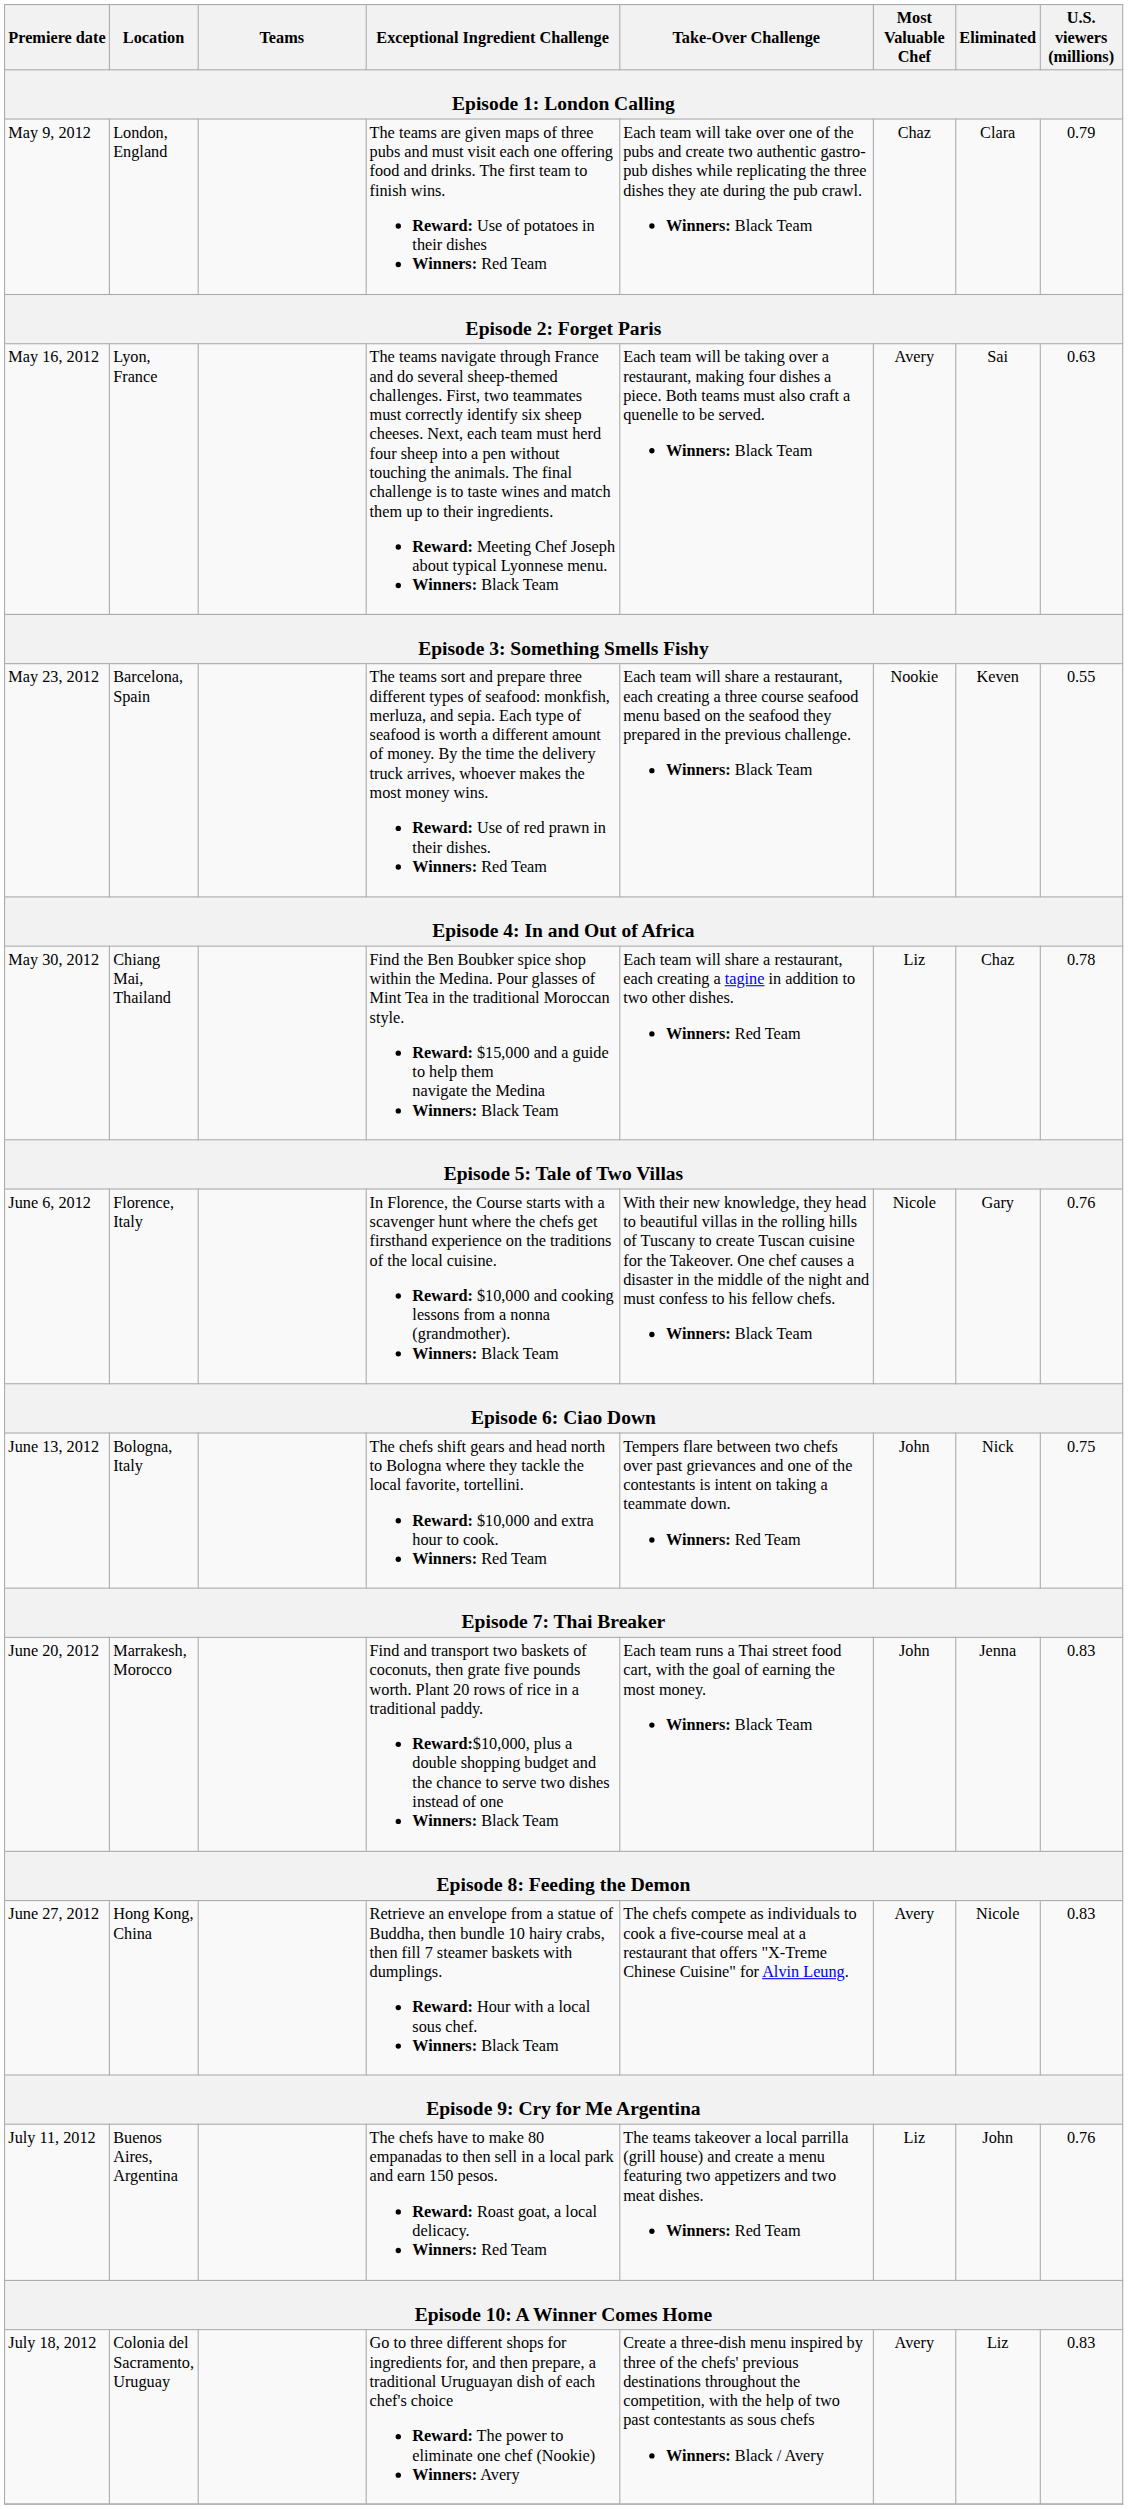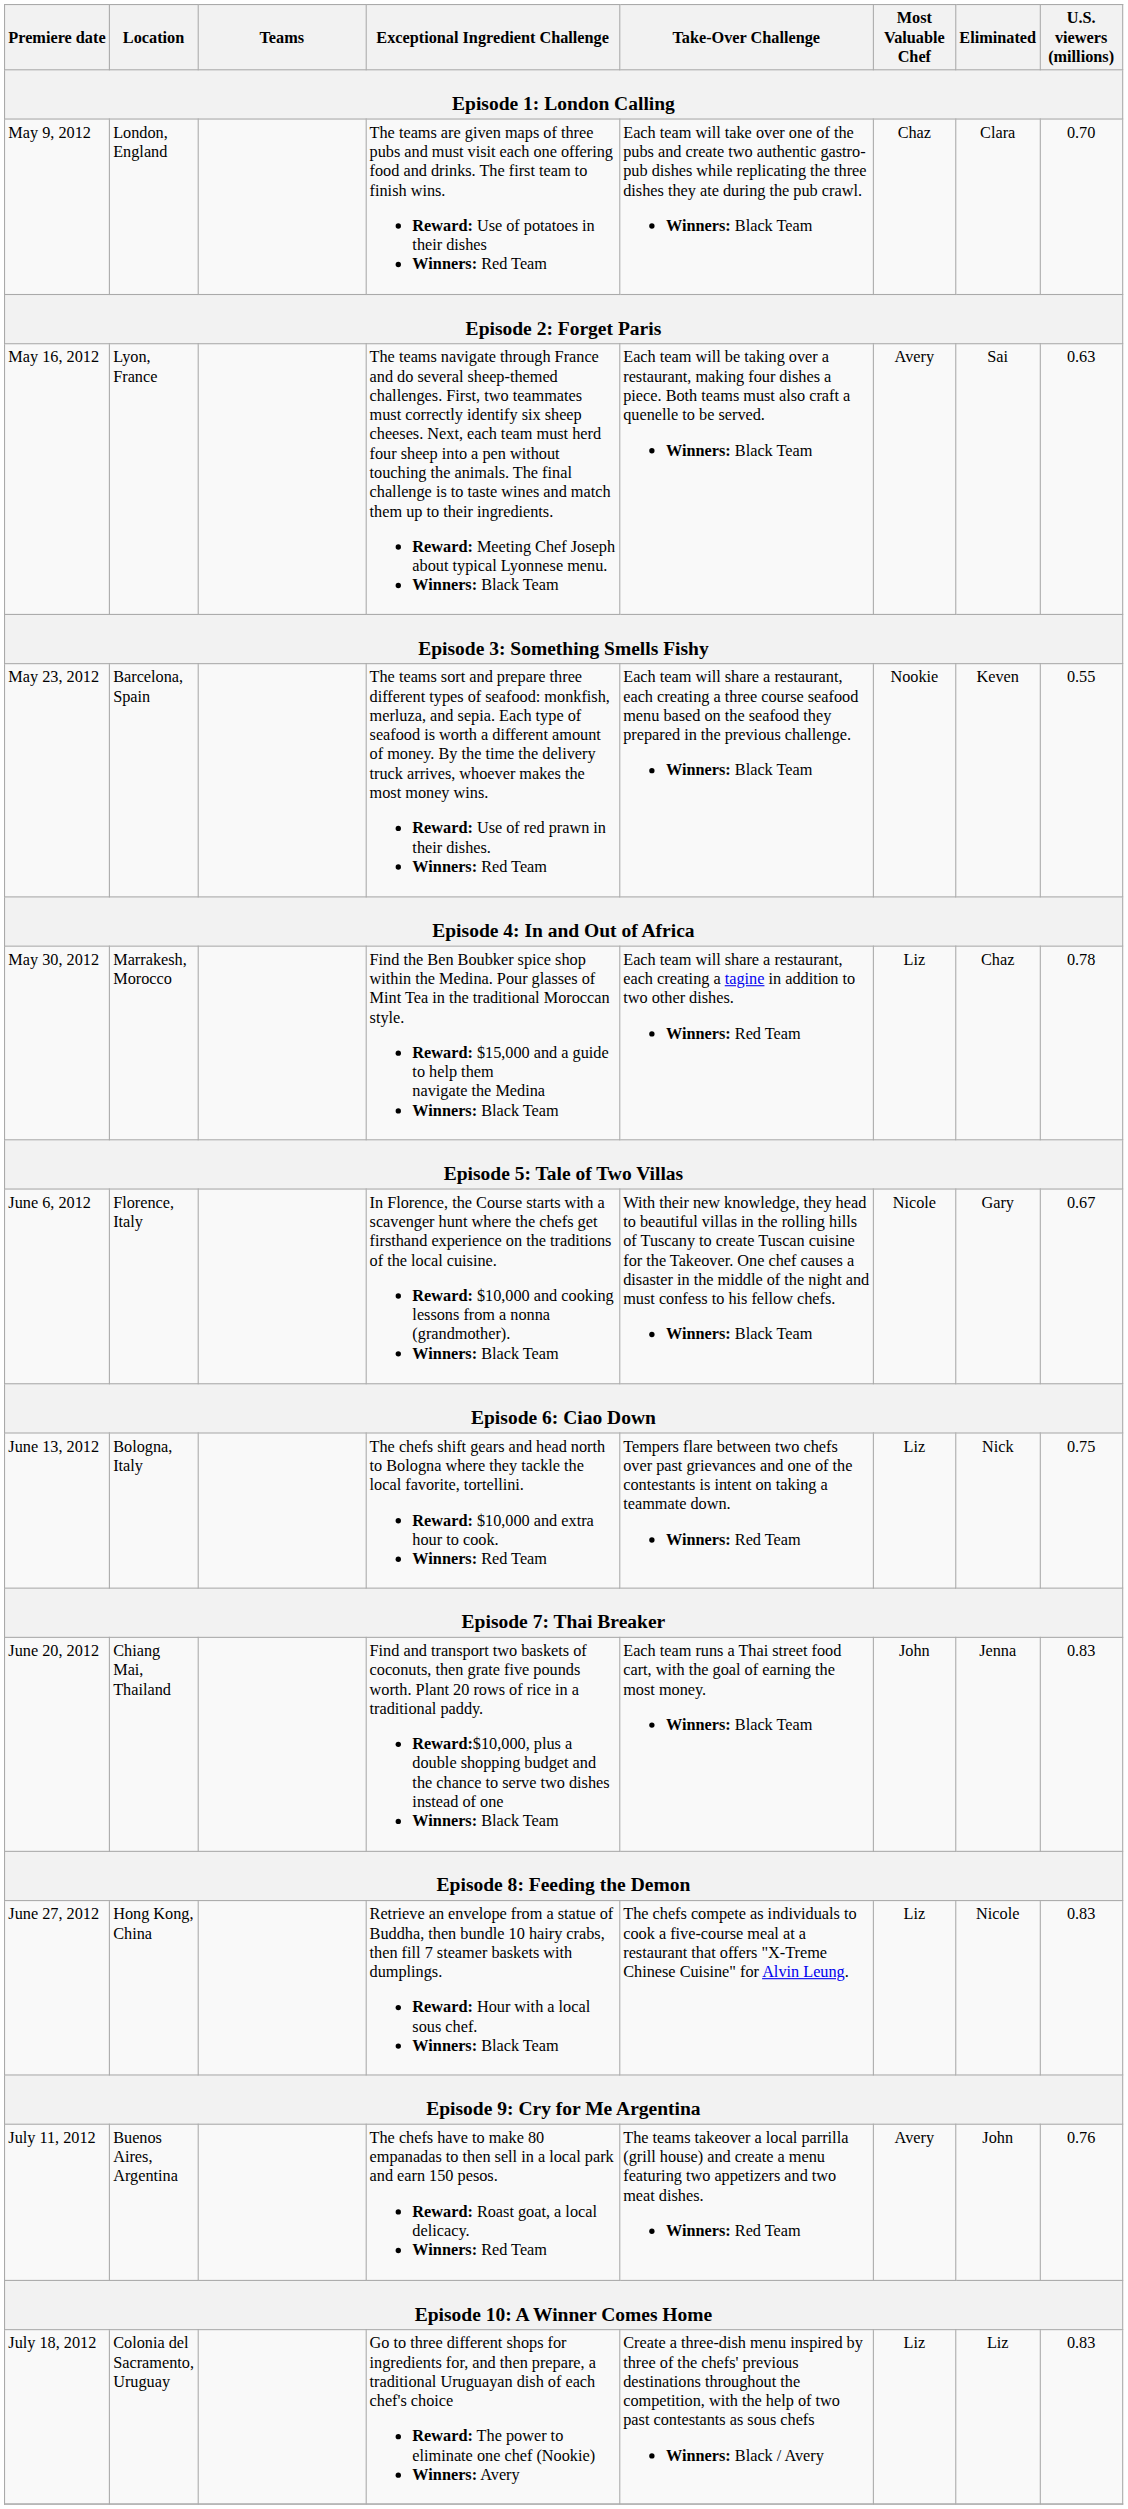(1081, 132) 0.79 -> (1081, 132) 0.70
(142, 978) Chiang Mai, Thailand -> (150, 968) Marrakesh, Morocco
(1081, 1202) 0.76 -> (1081, 1202) 0.67
(914, 1446) John -> (914, 1446) Liz
(150, 1660) Marrakesh, Morocco -> (142, 1670) Chiang Mai, Thailand
(914, 1913) Avery -> (914, 1913) Liz
(914, 2137) Liz -> (914, 2137) Avery
(914, 2342) Avery -> (914, 2342) Liz
